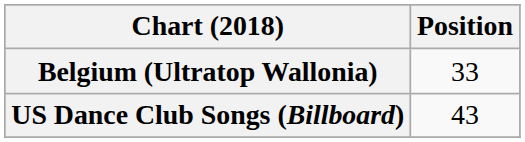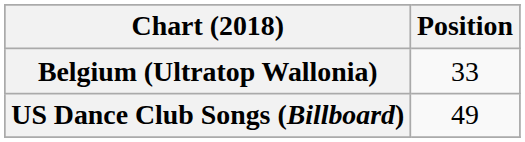(465, 114) 43 -> (465, 114) 49
